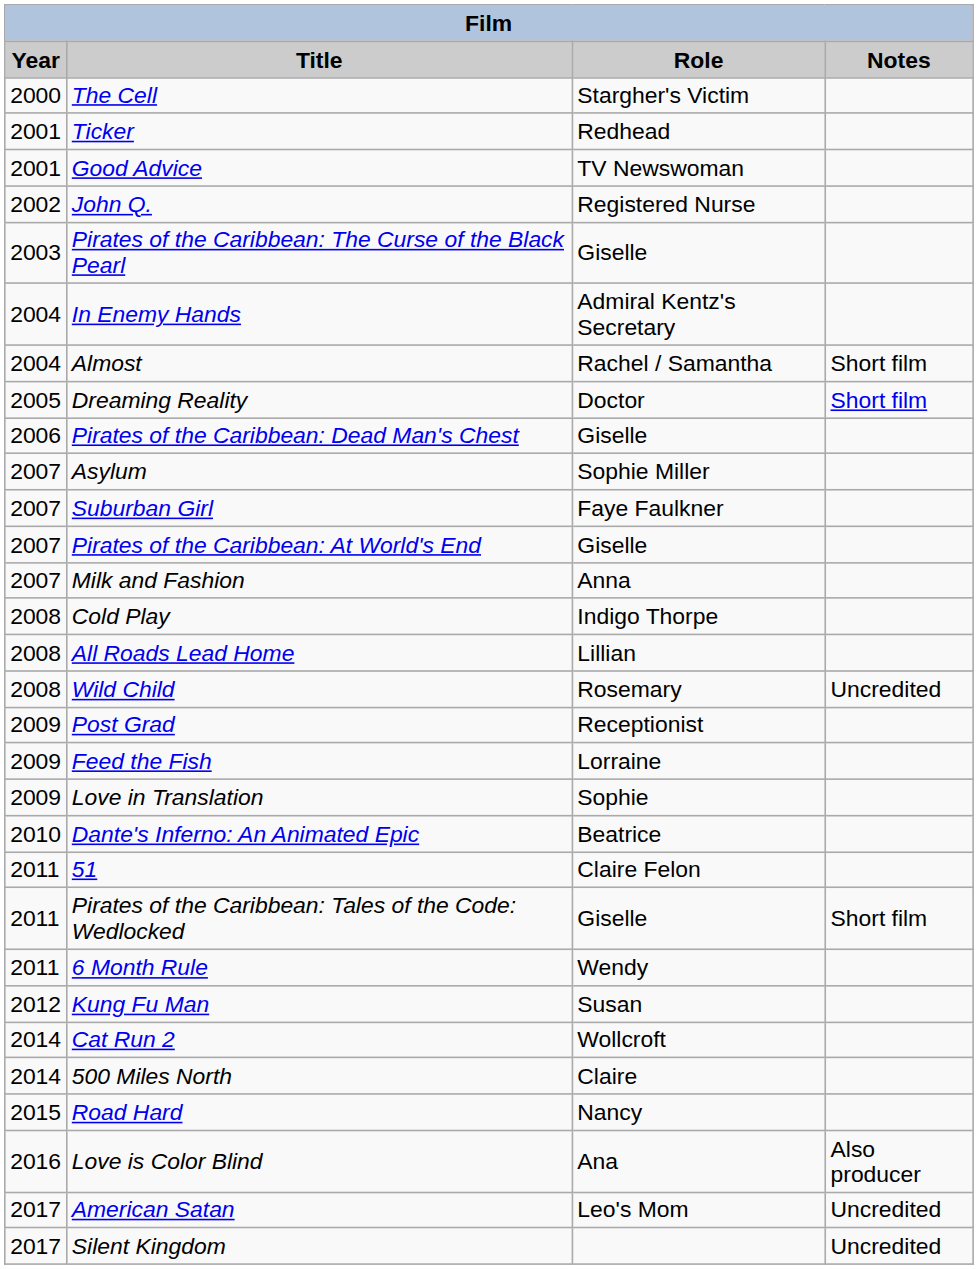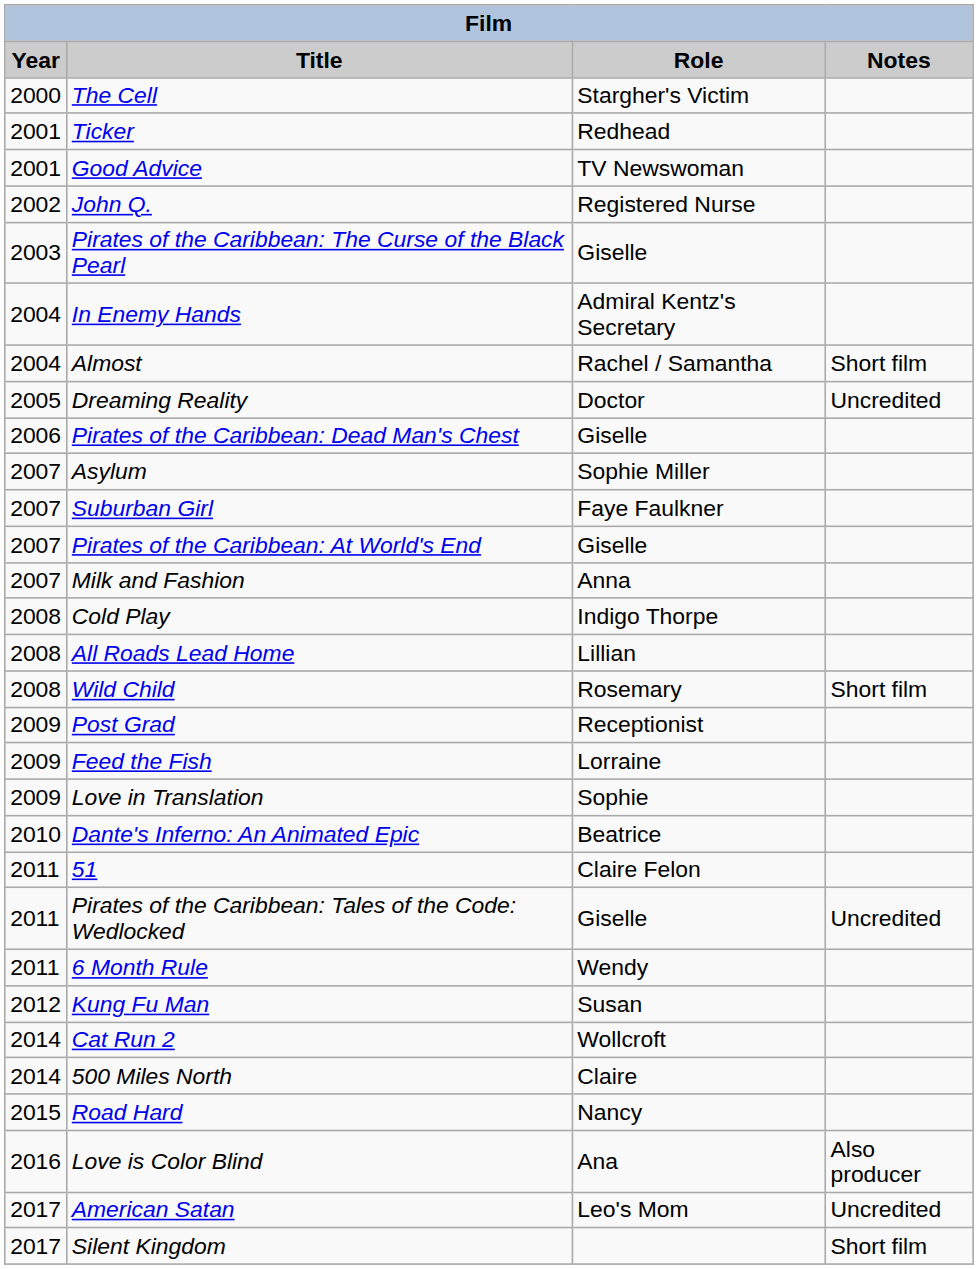(879, 400) Short film -> (886, 400) Uncredited
(886, 689) Uncredited -> (879, 689) Short film
(879, 919) Short film -> (886, 919) Uncredited
(886, 1246) Uncredited -> (879, 1246) Short film
